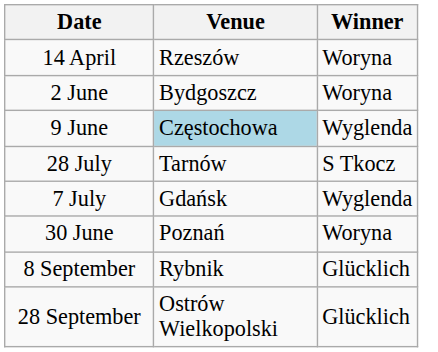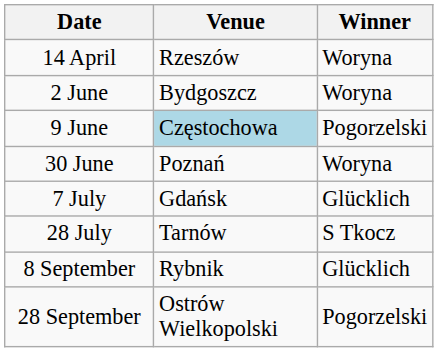(367, 127) Wyglenda -> (375, 127) Pogorzelski
rows swapped: (79, 233) <-> (79, 163)
(367, 198) Wyglenda -> (366, 198) Glücklich
(366, 316) Glücklich -> (375, 316) Pogorzelski
